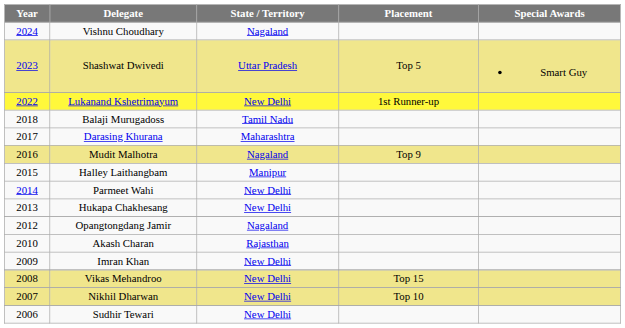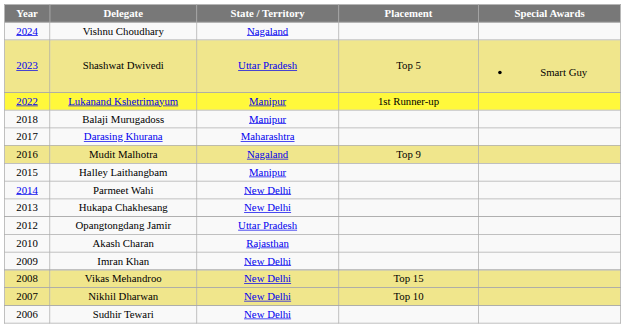(268, 101) New Delhi -> (268, 101) Manipur
(268, 119) Tamil Nadu -> (268, 119) Manipur
(268, 225) Nagaland -> (268, 225) Uttar Pradesh
